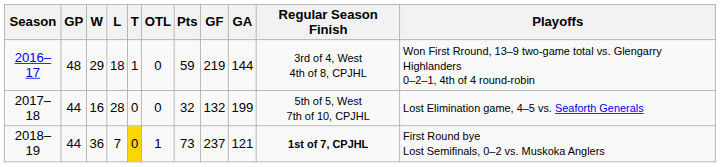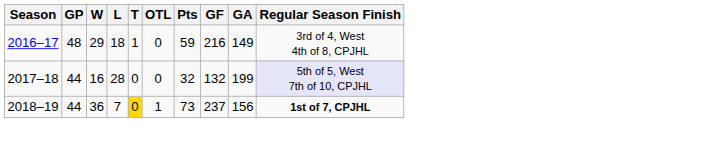- column: (558, 22)
(214, 65) 219 -> (215, 43) 216
(242, 65) 144 -> (243, 43) 149
(328, 108) no background -> (330, 79) lavender background
(242, 143) 121 -> (243, 106) 156
